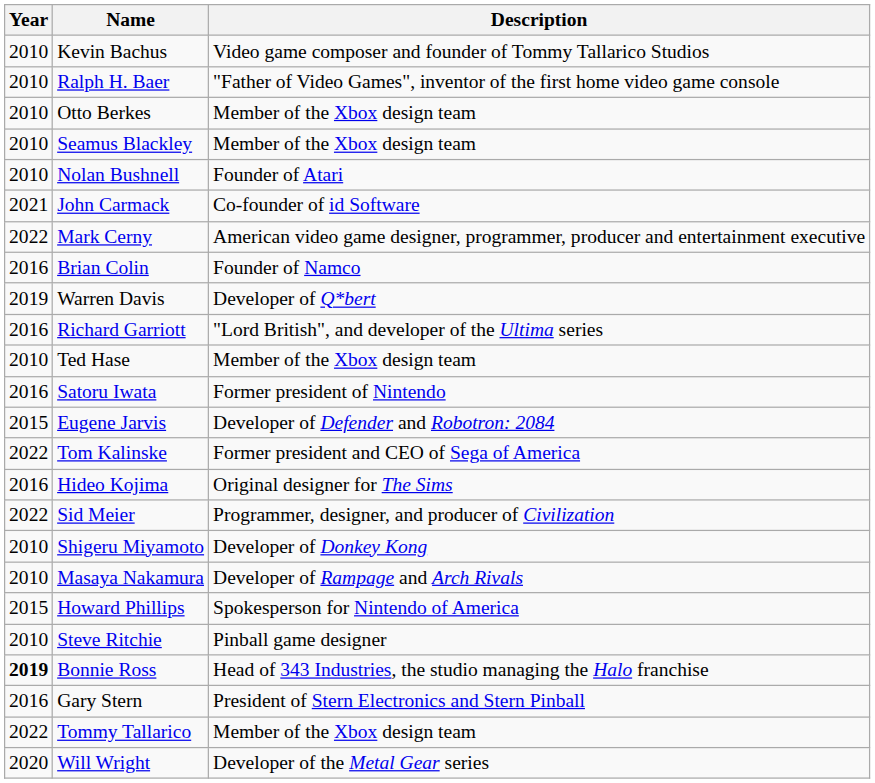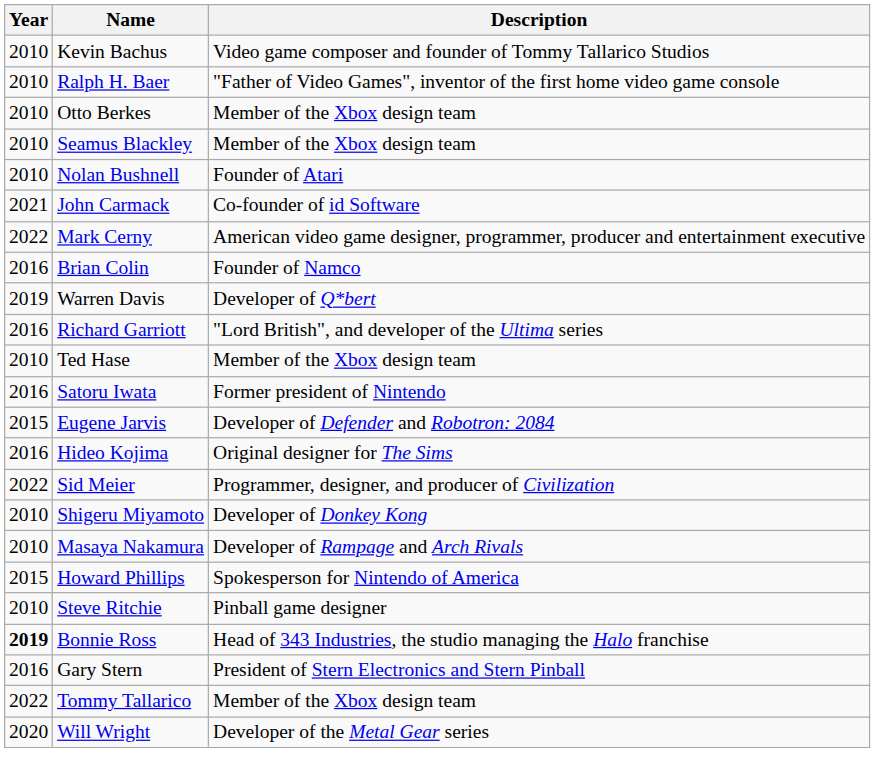- row: (112, 453)
